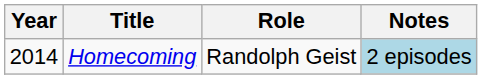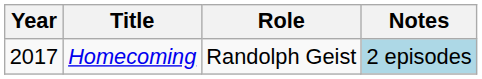(34, 56) 2014 -> (34, 56) 2017
